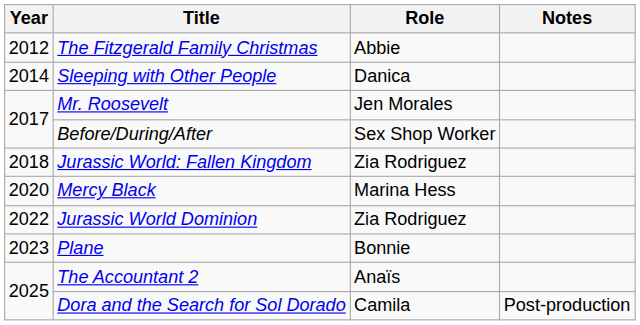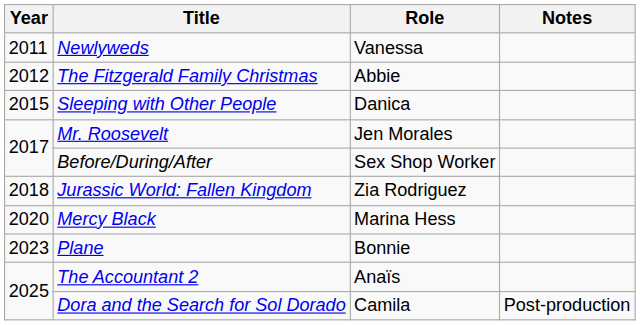+ row: (103, 47)
(29, 76) 2014 -> (29, 104) 2015
- row: (157, 219)
